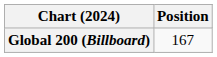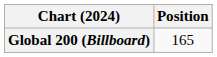(183, 40) 167 -> (183, 40) 165
